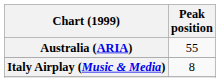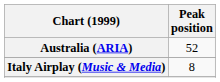(192, 47) 55 -> (192, 47) 52
